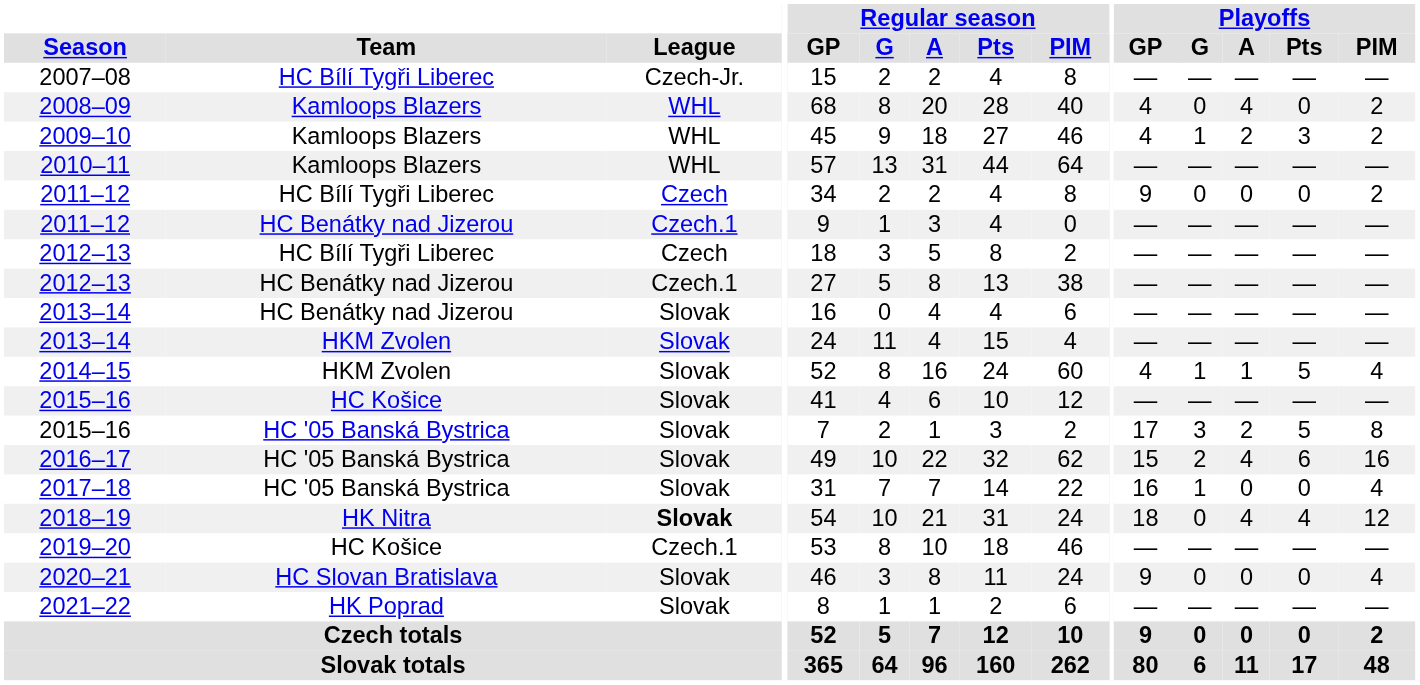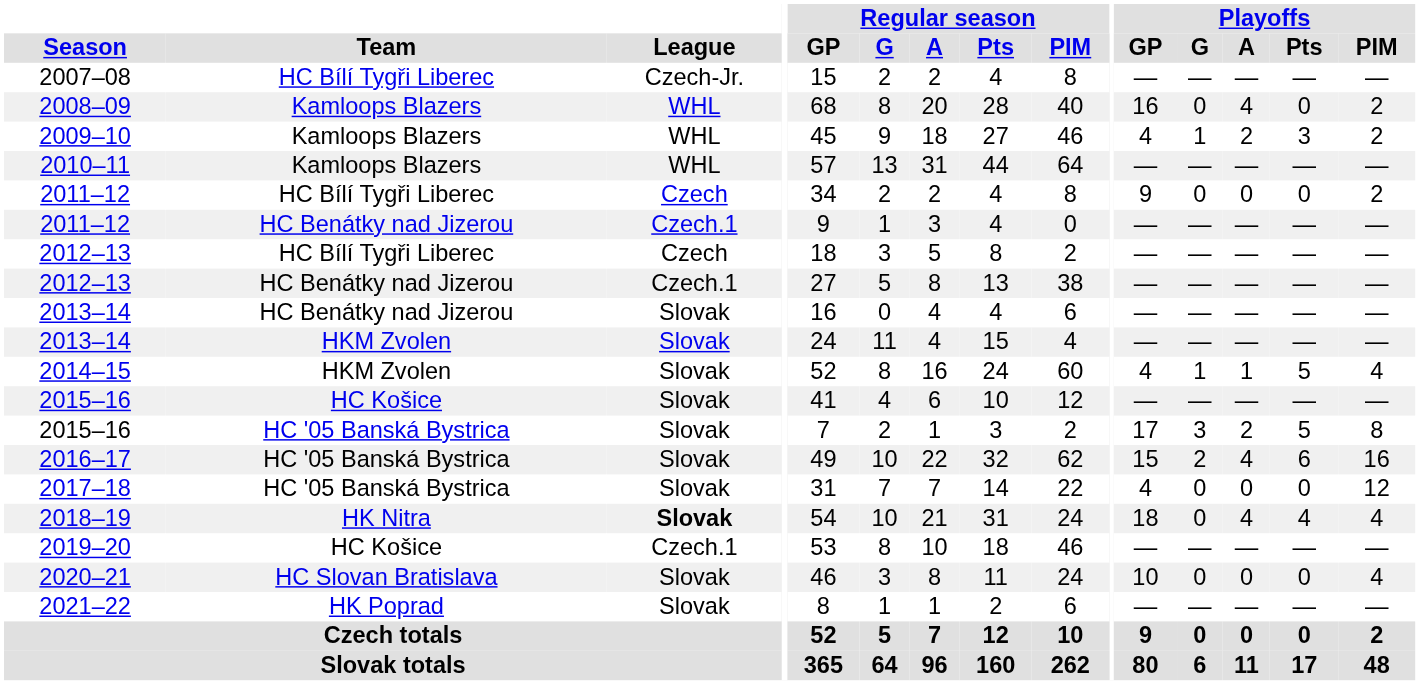(1145, 106) 4 -> (1145, 106) 16
(1145, 488) 16 -> (1145, 488) 4
(1200, 488) 1 -> (1200, 488) 0
(1377, 488) 4 -> (1377, 488) 12
(1377, 518) 12 -> (1377, 518) 4
(1145, 577) 9 -> (1145, 577) 10
